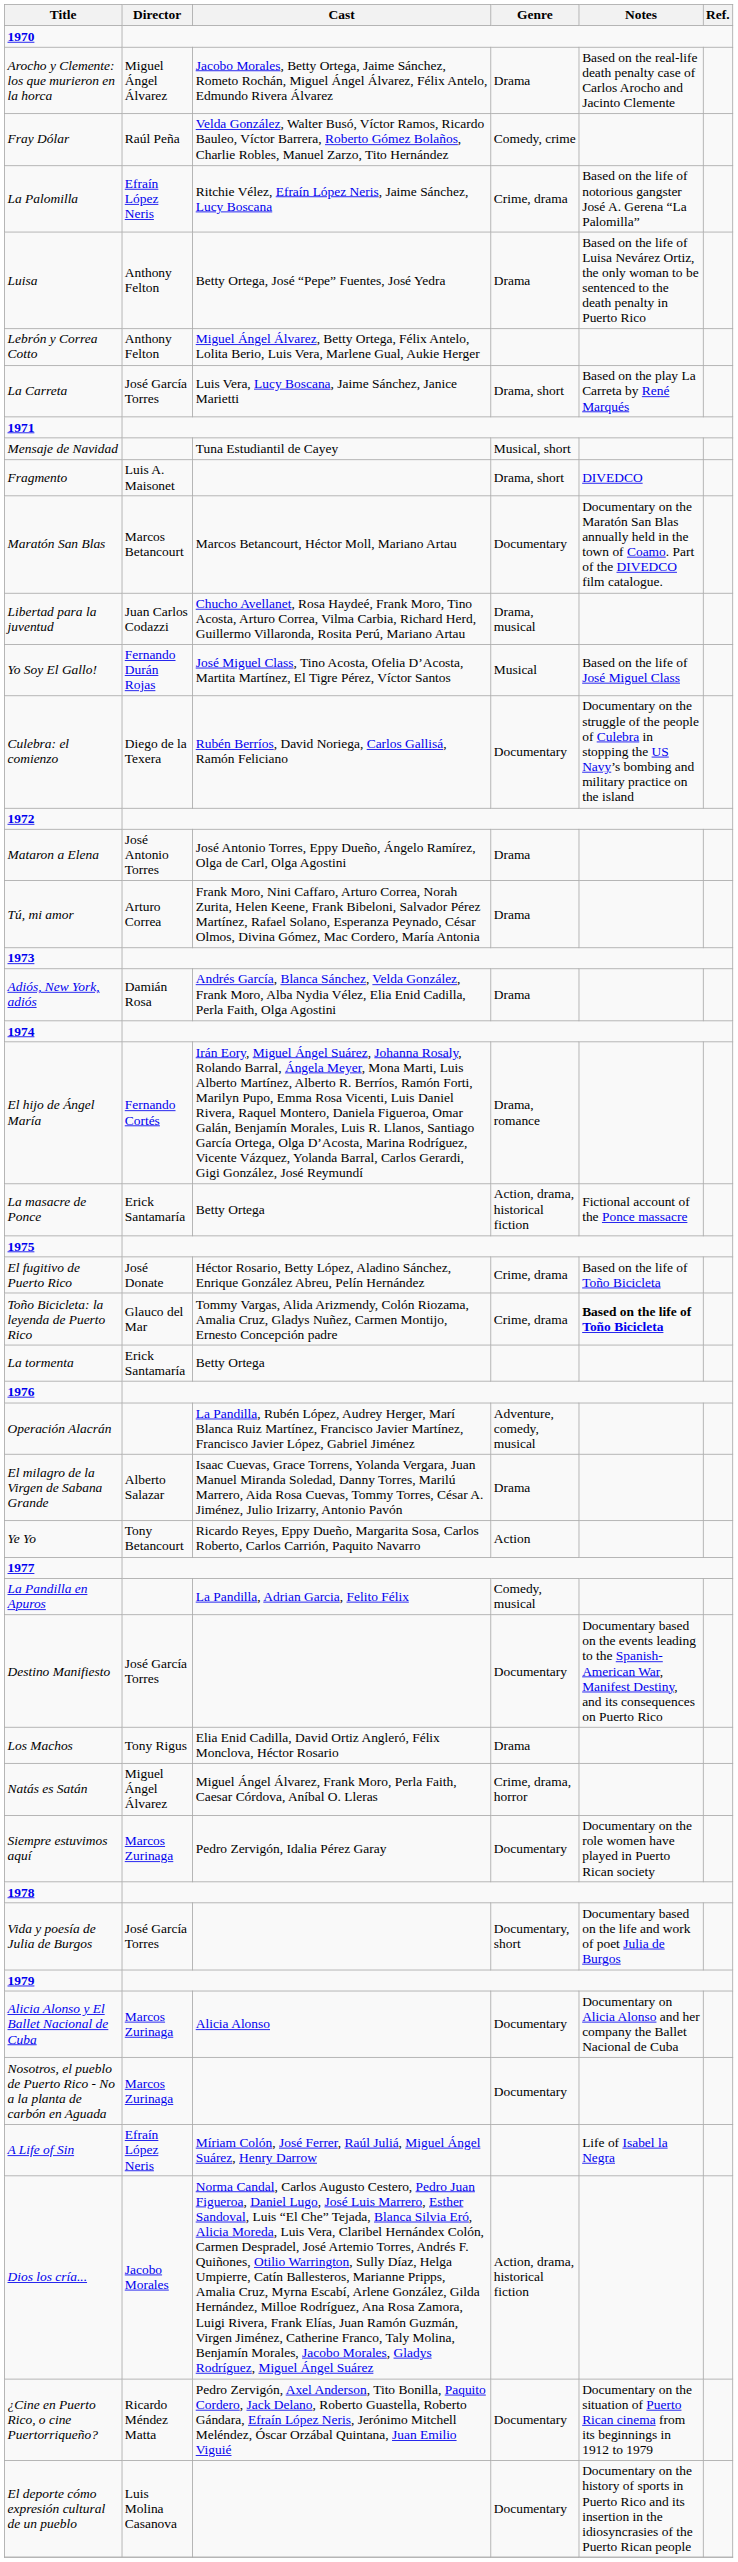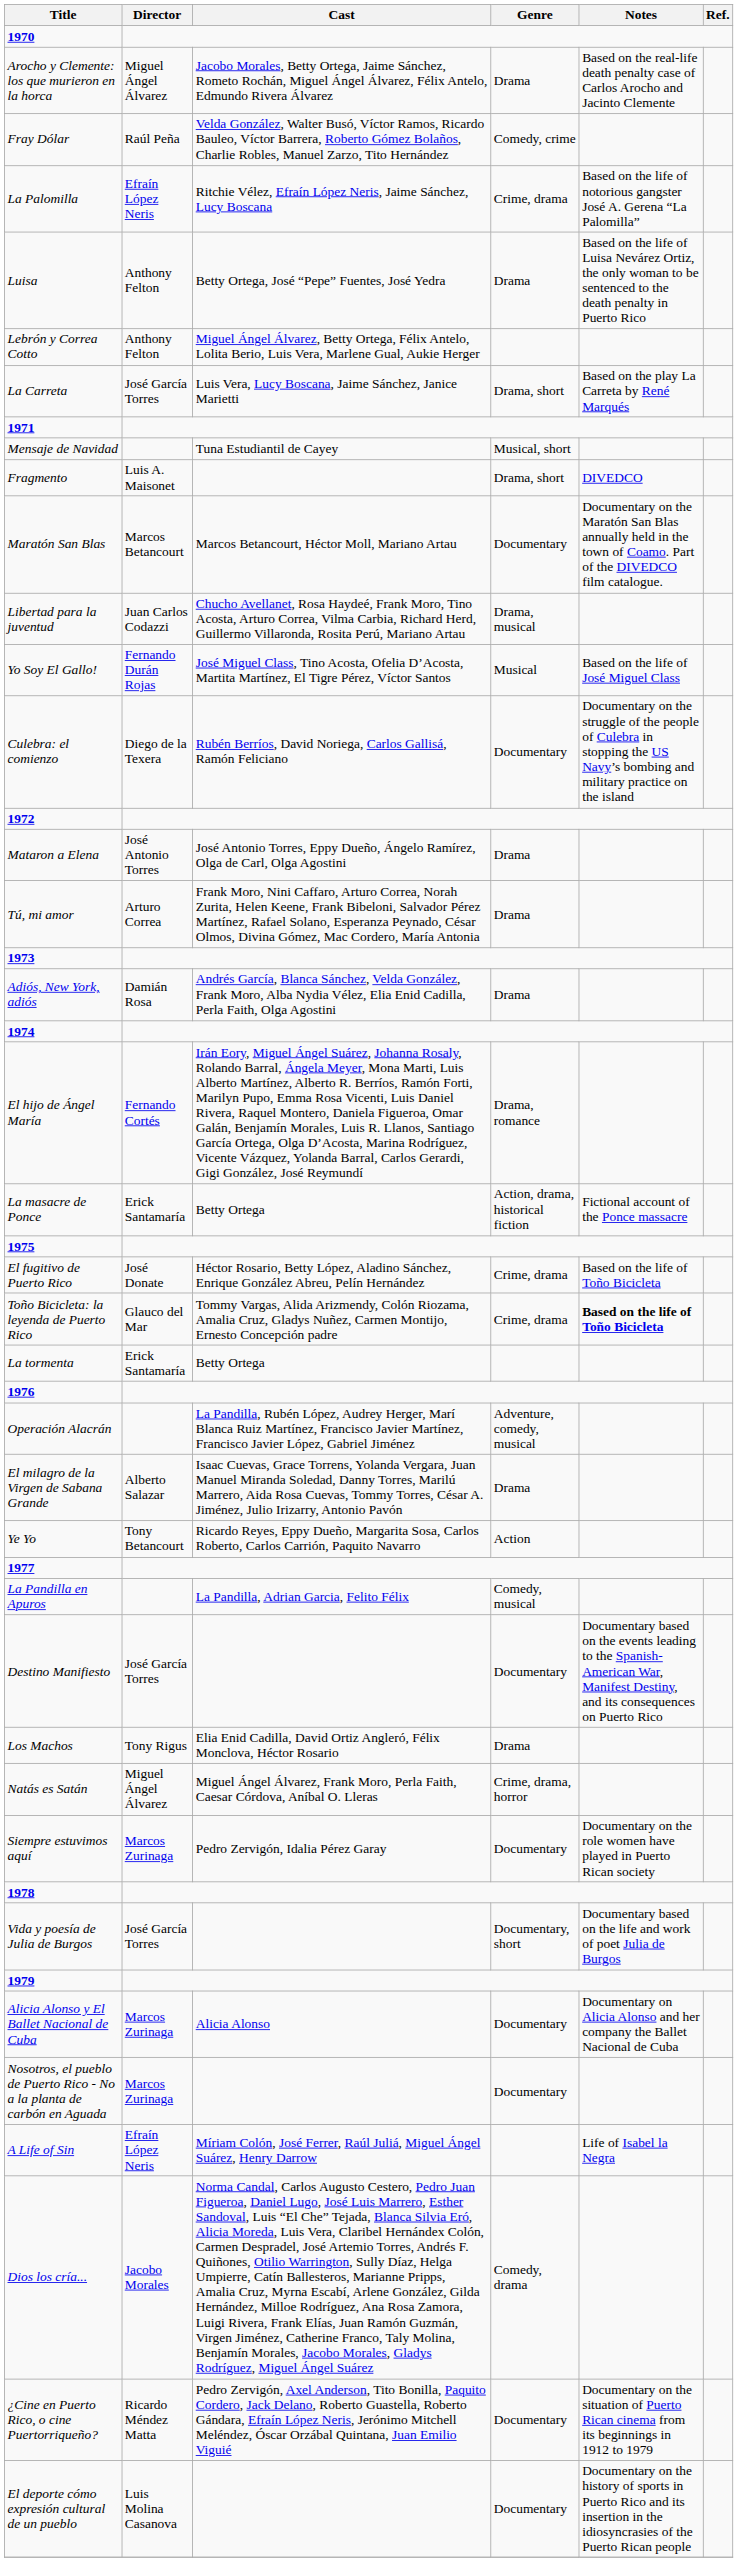(534, 2277) Action, drama, historical fiction -> (518, 2277) Comedy, drama
